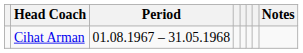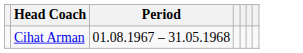- column: (278, 15)
